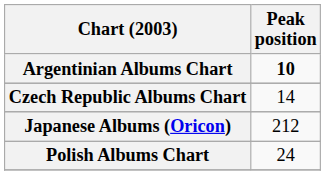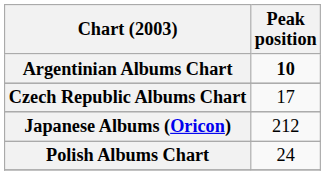(286, 97) 14 -> (286, 97) 17
